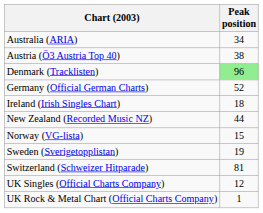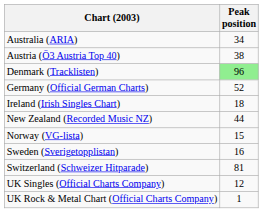(239, 151) 19 -> (239, 151) 16
